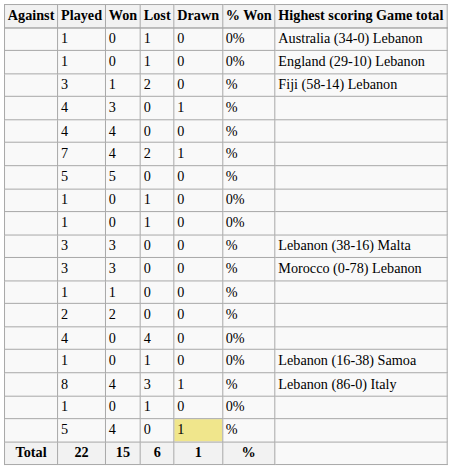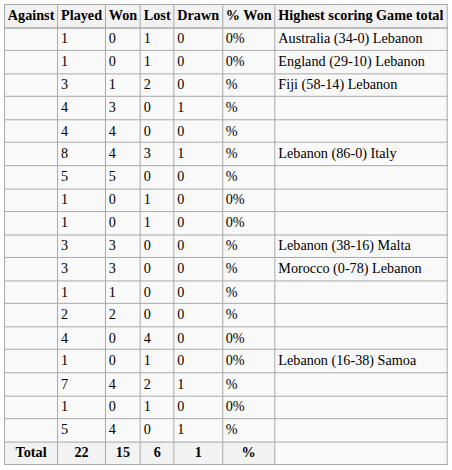rows swapped: (65, 384) <-> (65, 153)
(181, 430) khaki background -> (181, 430) no background
